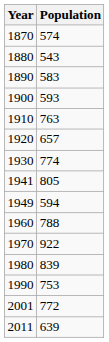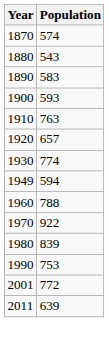- row: (21, 181)
